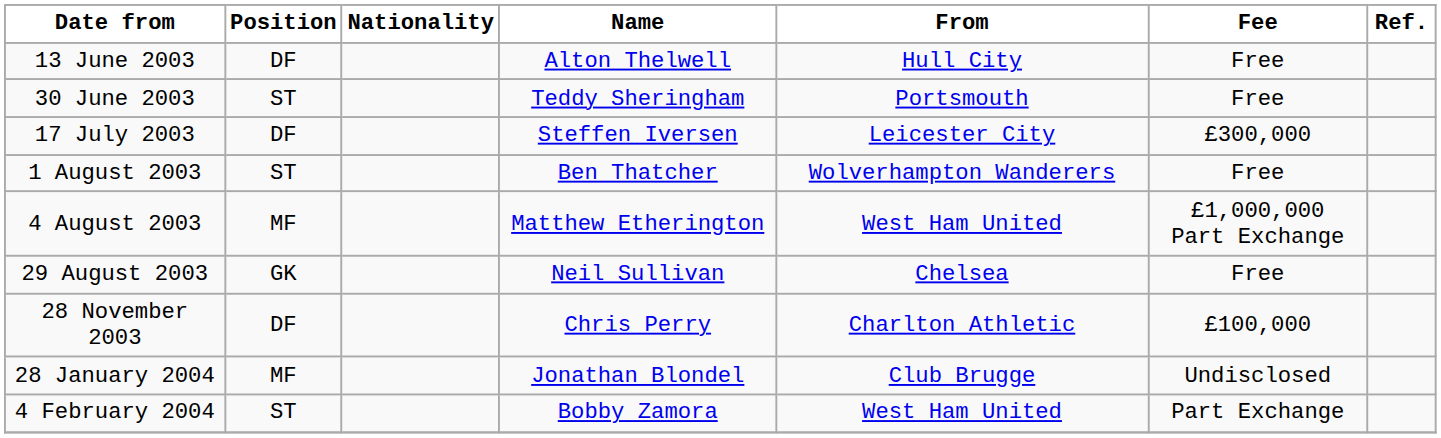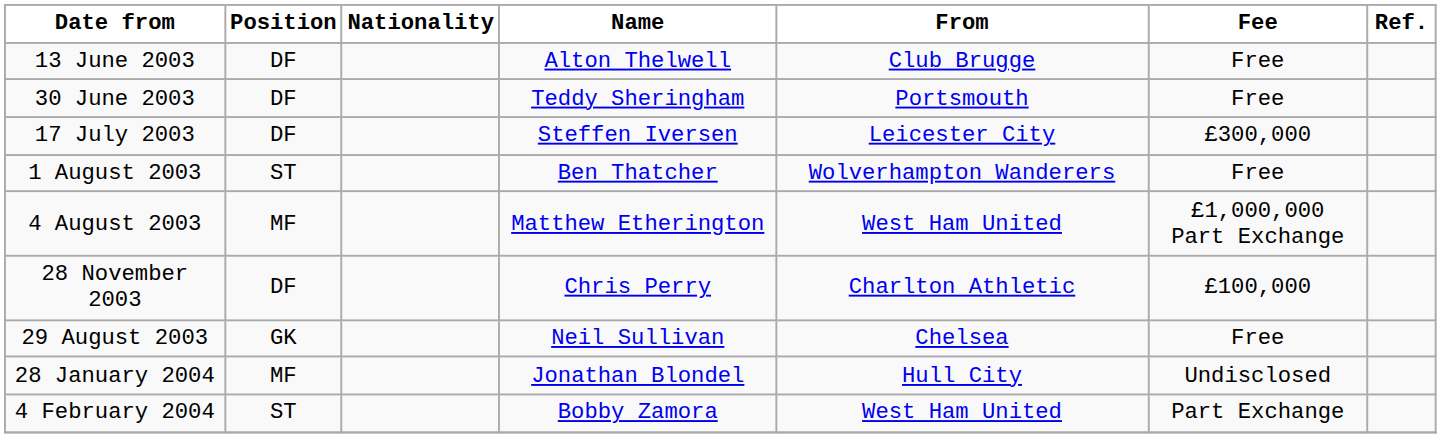(962, 61) Hull City -> (962, 61) Club Brugge
(283, 98) ST -> (283, 98) DF
rows swapped: (115, 274) <-> (115, 325)
(962, 375) Club Brugge -> (962, 375) Hull City
